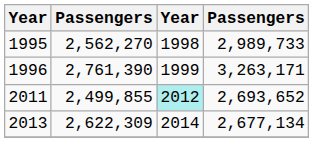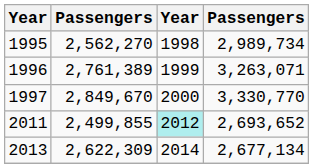(261, 44) 2,989,733 -> (261, 44) 2,989,734
(109, 71) 2,761,390 -> (109, 71) 2,761,389
(261, 71) 3,263,171 -> (261, 71) 3,263,071
+ row: (28, 97)
